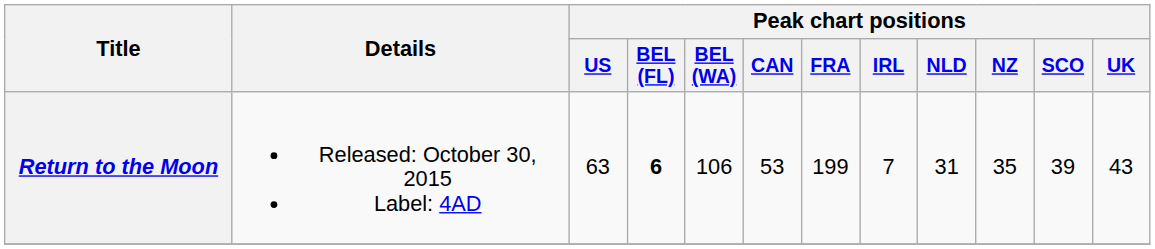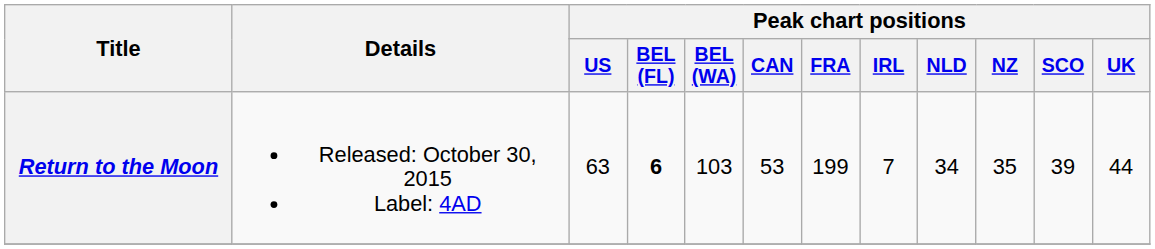(714, 167) 106 -> (714, 167) 103
(947, 167) 31 -> (947, 167) 34
(1121, 167) 43 -> (1121, 167) 44
